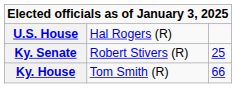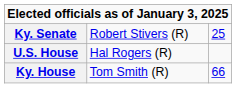rows swapped: (46, 33) <-> (46, 53)
